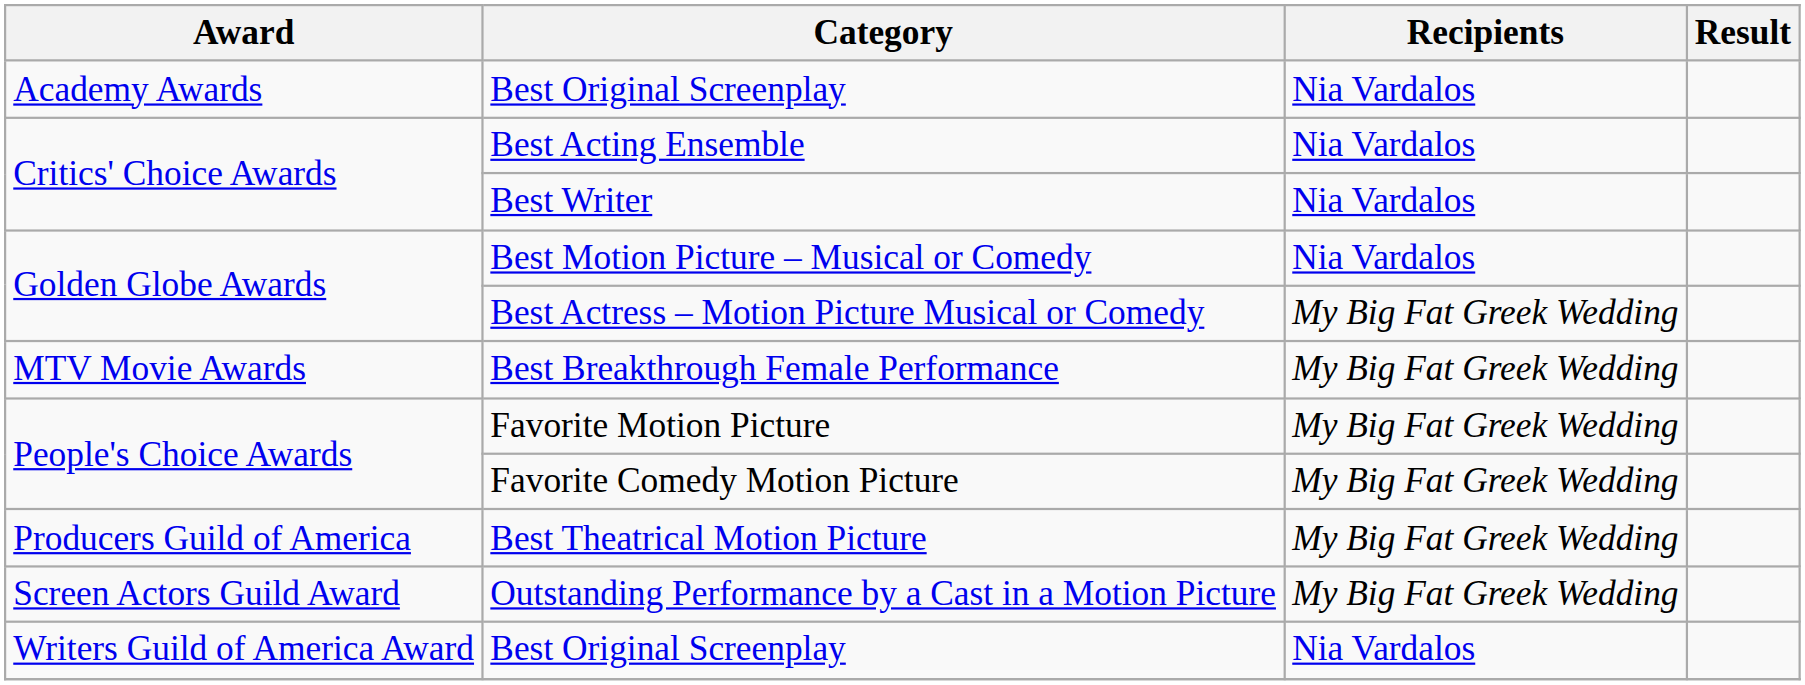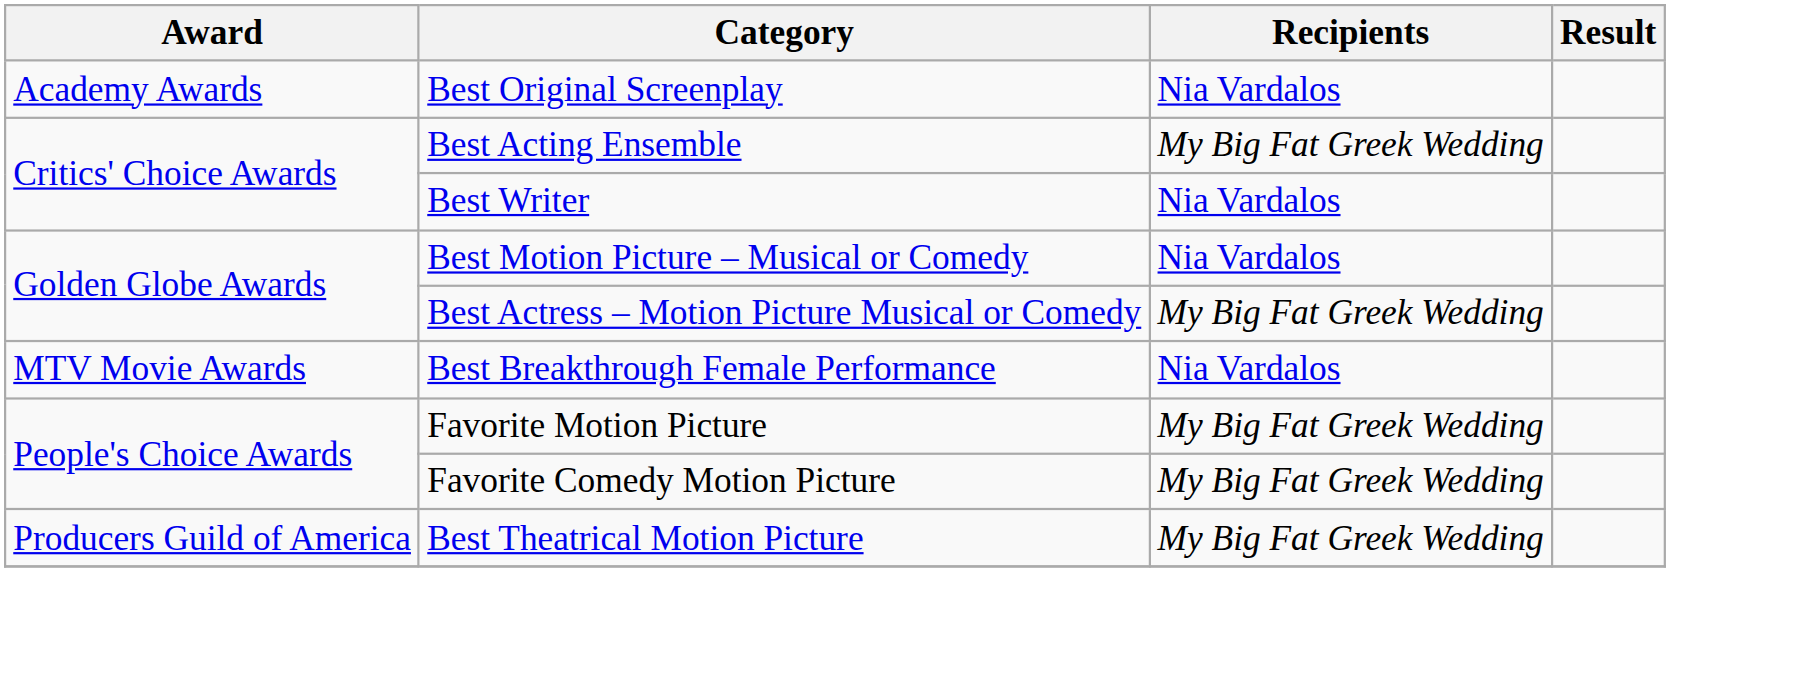(1384, 144) Nia Vardalos -> (1351, 144) My Big Fat Greek Wedding
(1485, 369) My Big Fat Greek Wedding -> (1249, 369) Nia Vardalos
- row: (207, 593)
- row: (244, 649)
